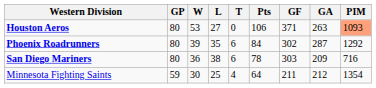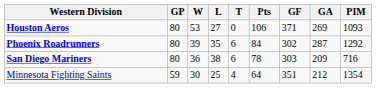(320, 28) 263 -> (320, 28) 269
(353, 28) lightsalmon background -> (353, 28) no background
(289, 75) 211 -> (289, 75) 351
